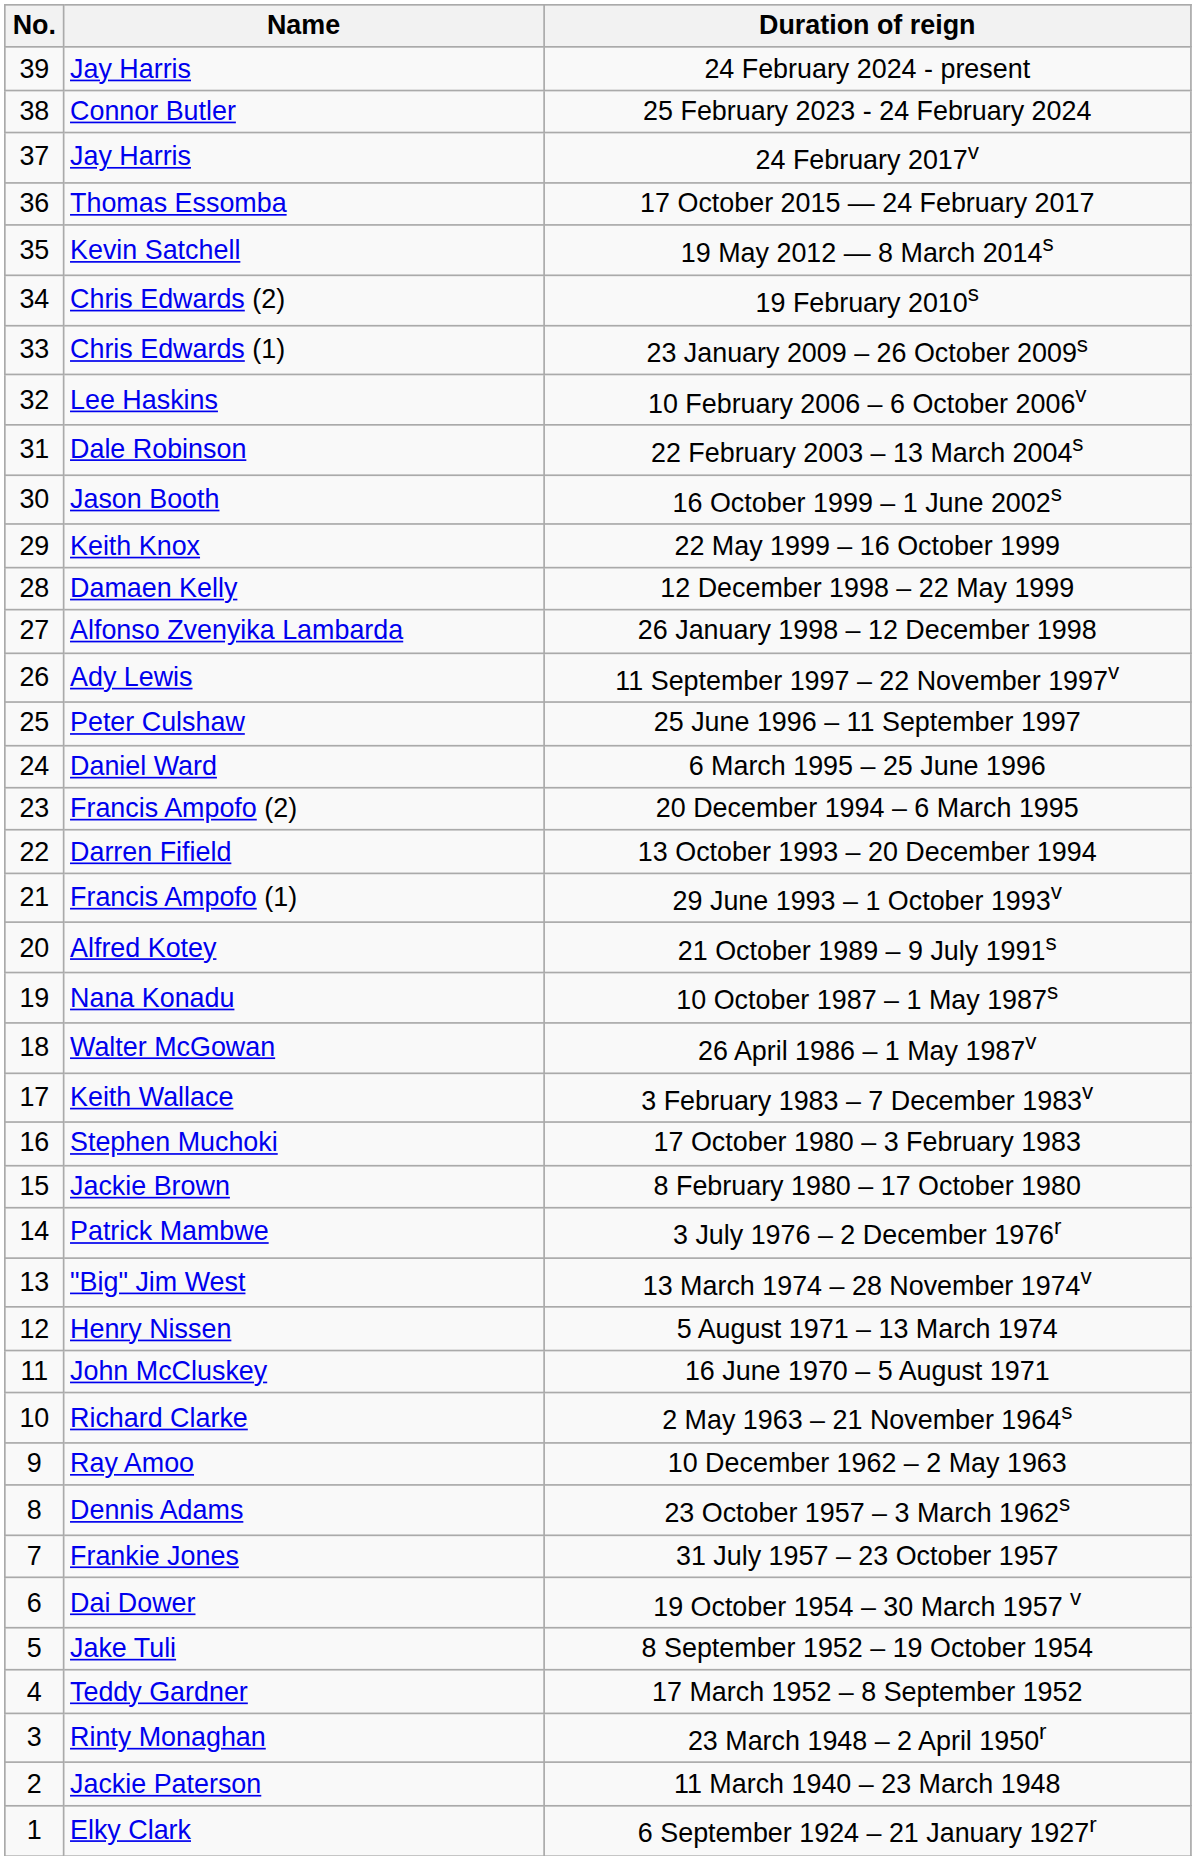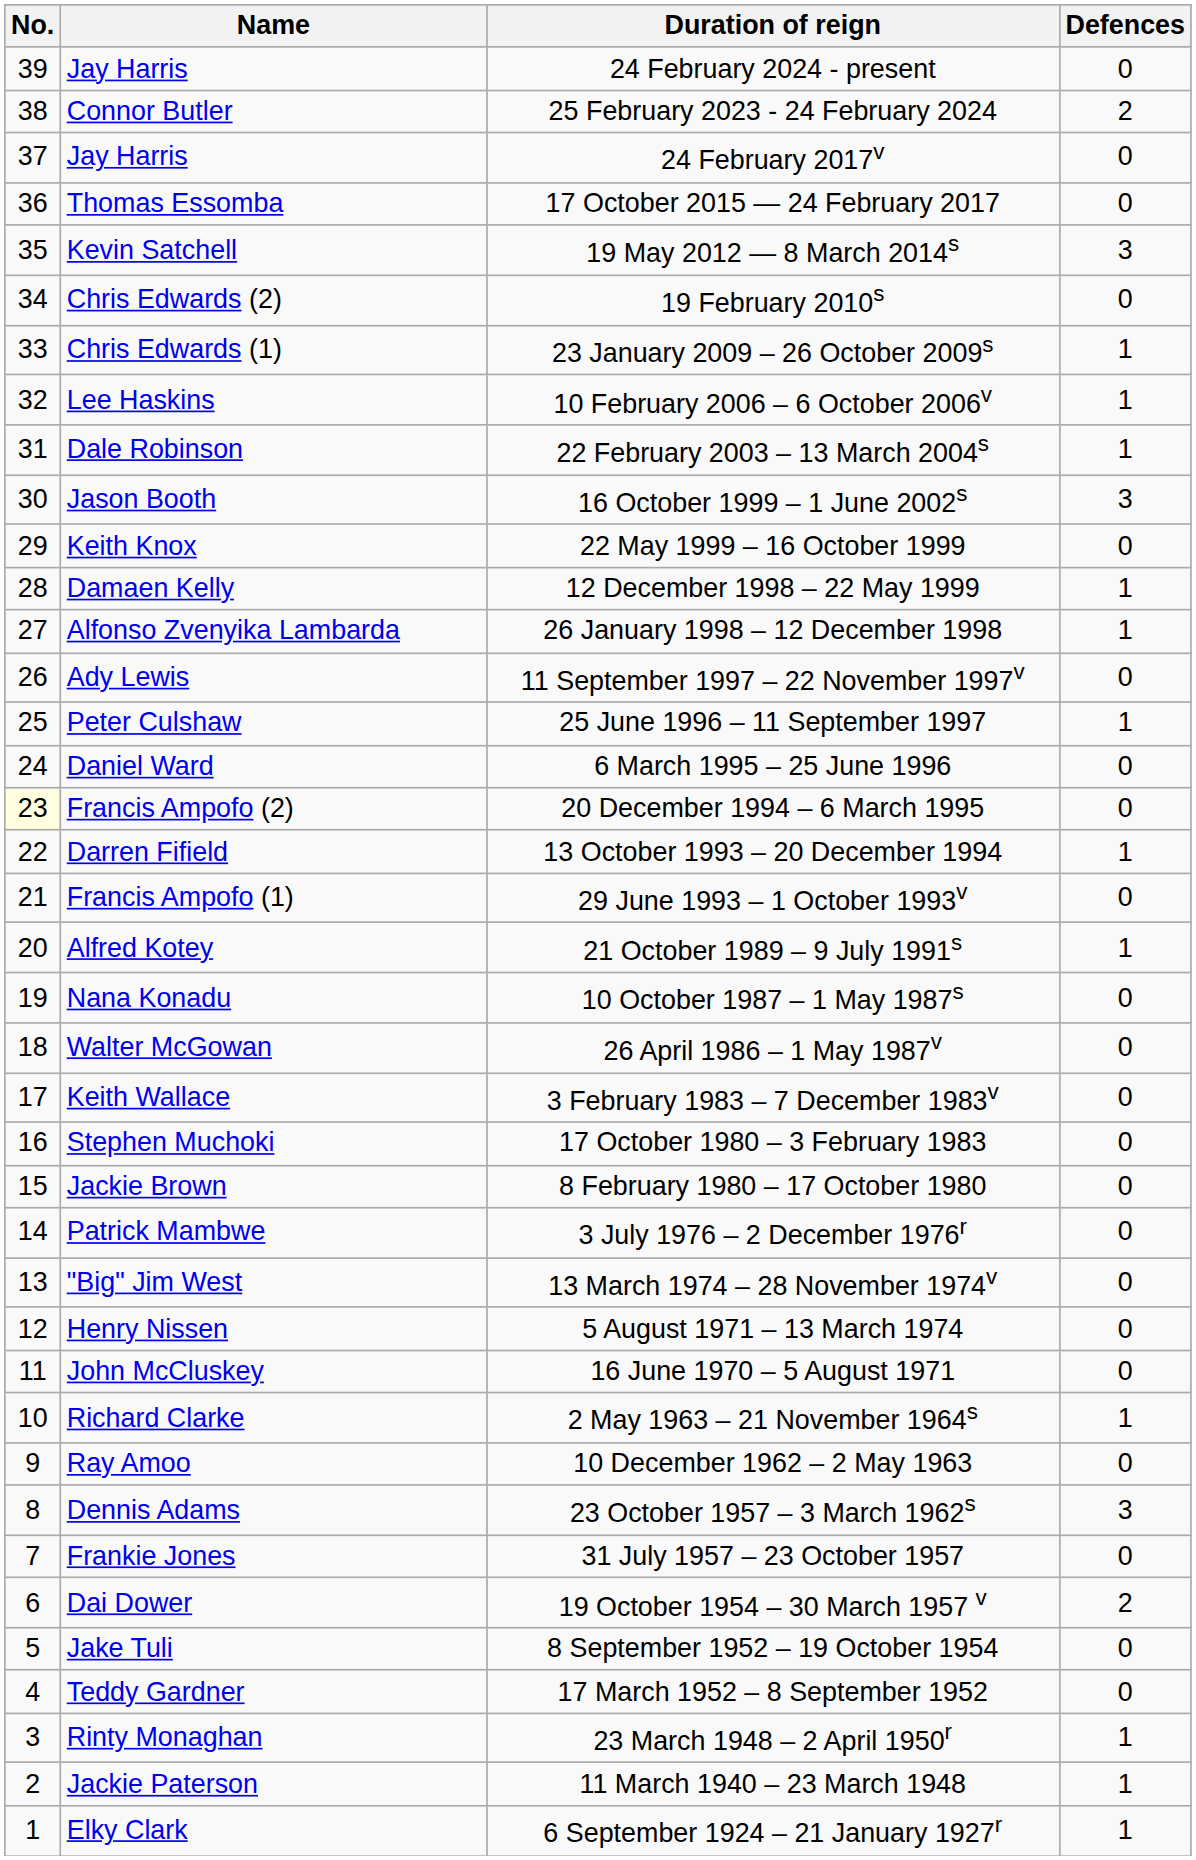+ column: (1125, 25)
(34, 808) no background -> (33, 808) lightyellow background
